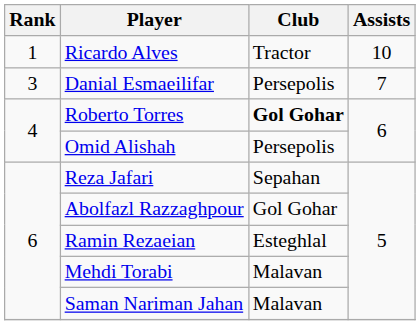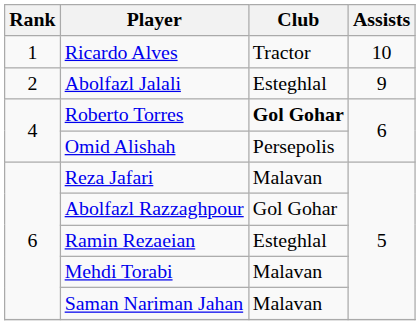+ row: (123, 83)
- row: (139, 83)
(286, 177) Sepahan -> (288, 177) Malavan
